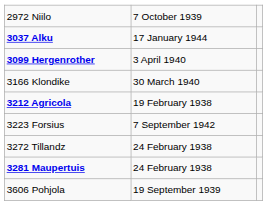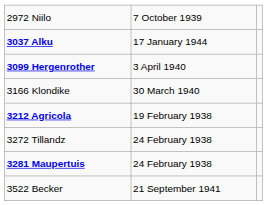- row: (35, 125)
+ row: (35, 188)
- row: (36, 190)
